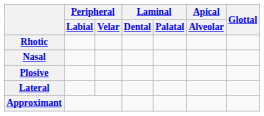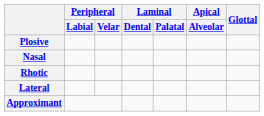rows swapped: (34, 73) <-> (34, 42)
